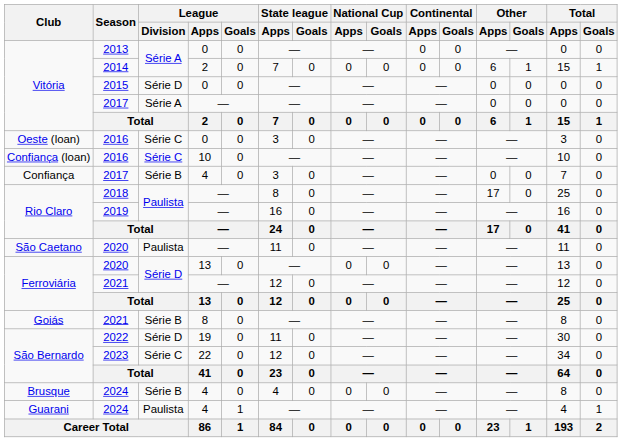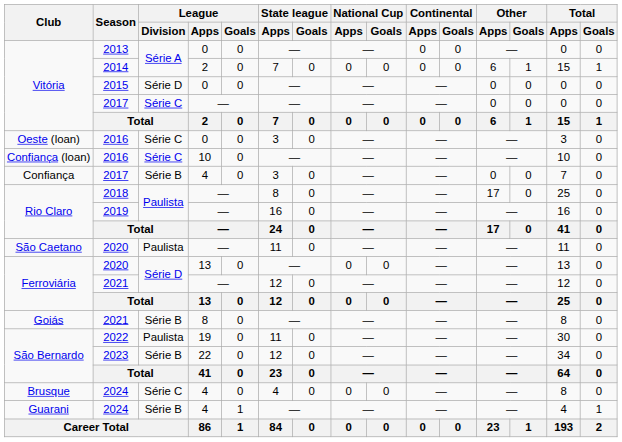(163, 103) Série A -> (163, 103) Série C
(163, 337) Série D -> (163, 337) Paulista
(163, 355) Série C -> (163, 355) Série B
(163, 391) Série B -> (163, 391) Série C
(163, 409) Paulista -> (163, 409) Série B
